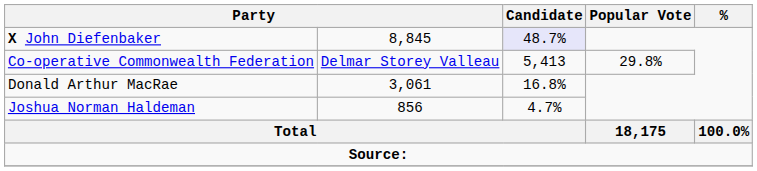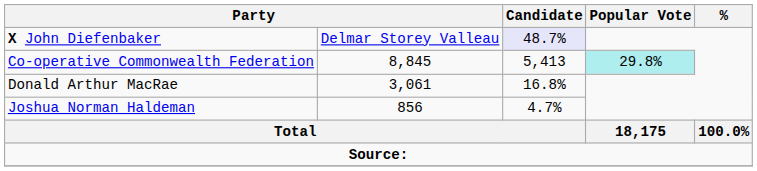(410, 39) 8,845 -> (410, 39) Delmar Storey Valleau
(410, 62) Delmar Storey Valleau -> (410, 62) 8,845
(640, 62) no background -> (640, 62) paleturquoise background
